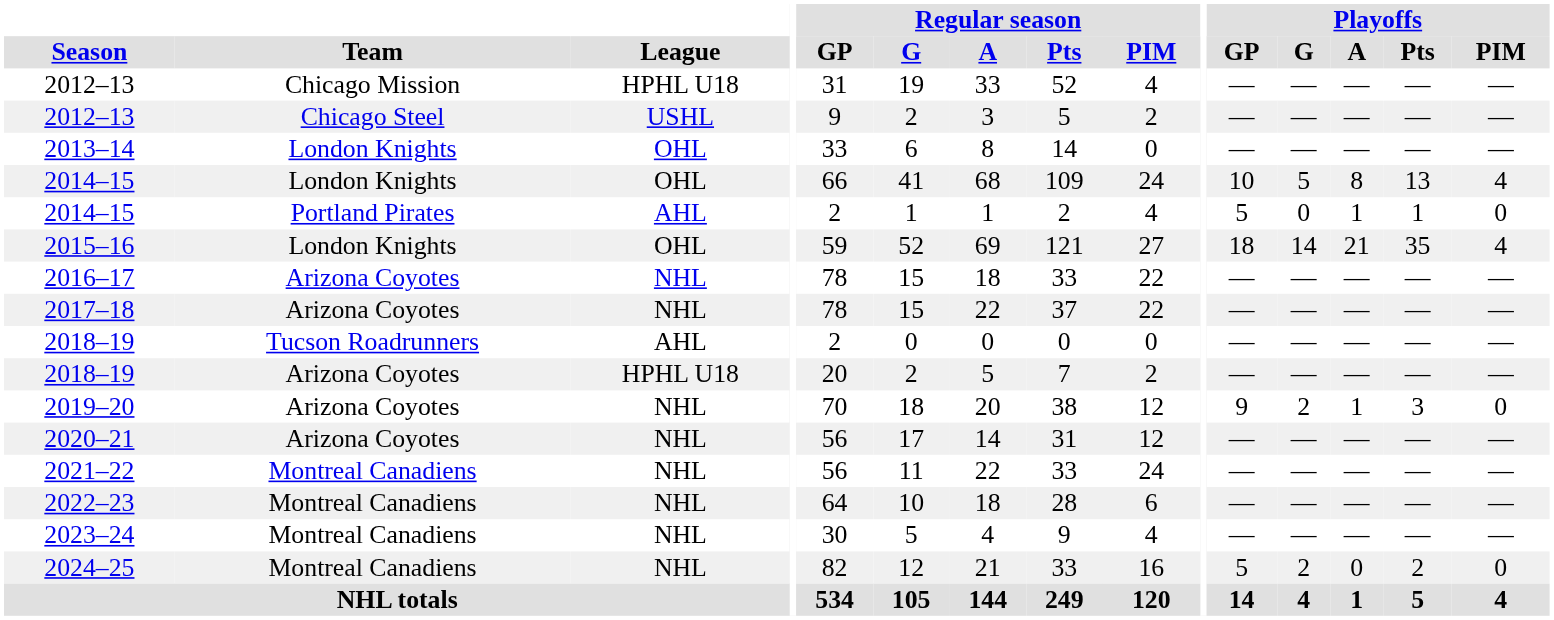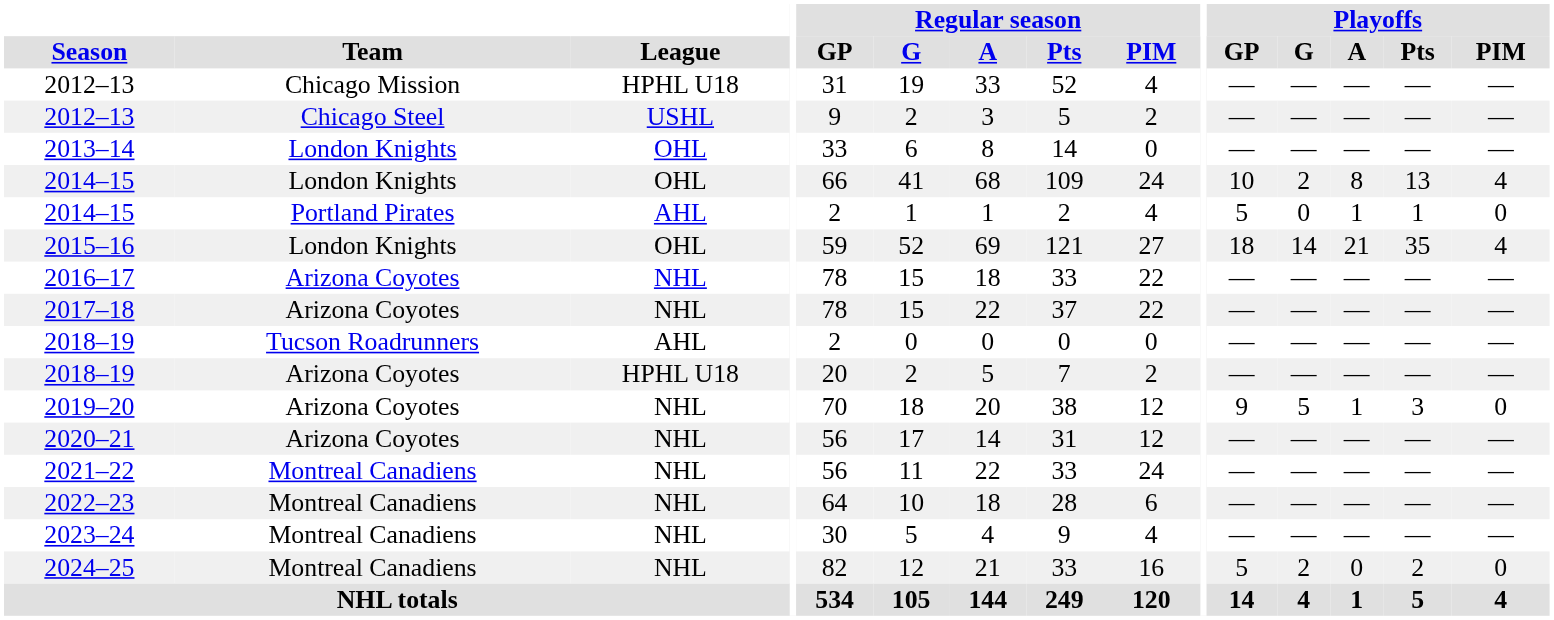(1304, 180) 5 -> (1304, 180) 2
(1304, 406) 2 -> (1304, 406) 5
